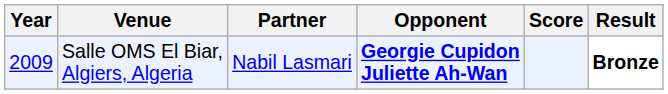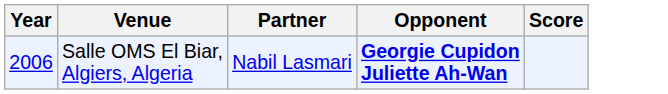- column: (626, 21)
(31, 62) 2009 -> (31, 62) 2006
